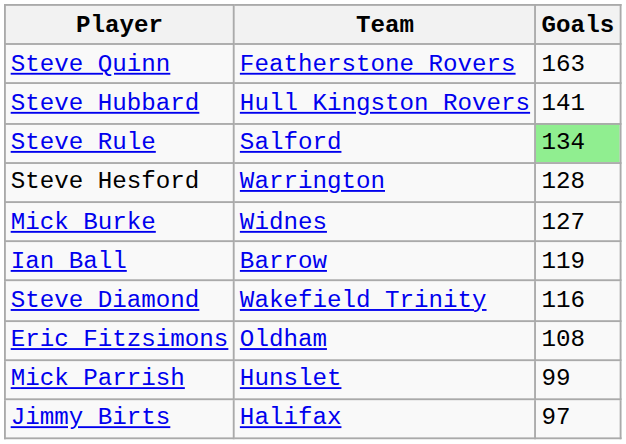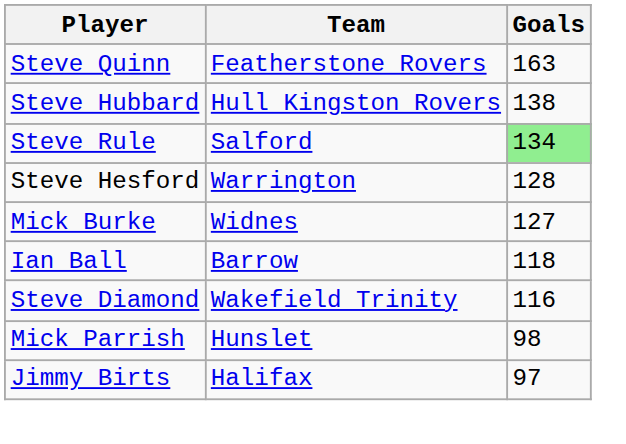(563, 103) 141 -> (534, 103) 138
(563, 261) 119 -> (534, 261) 118
- row: (120, 340)
(556, 379) 99 -> (527, 340) 98
